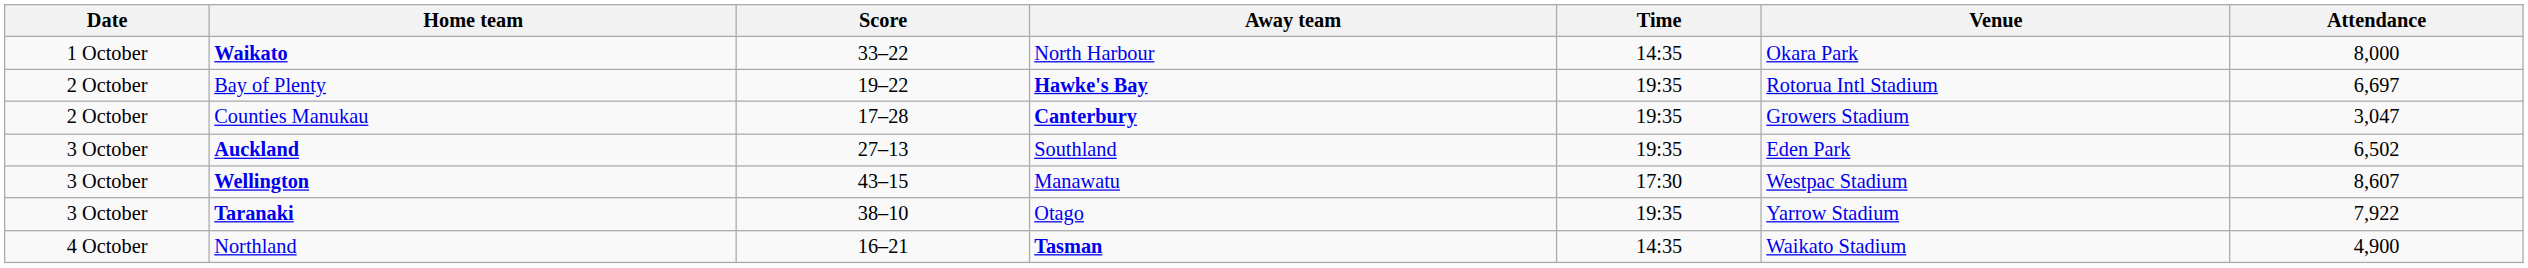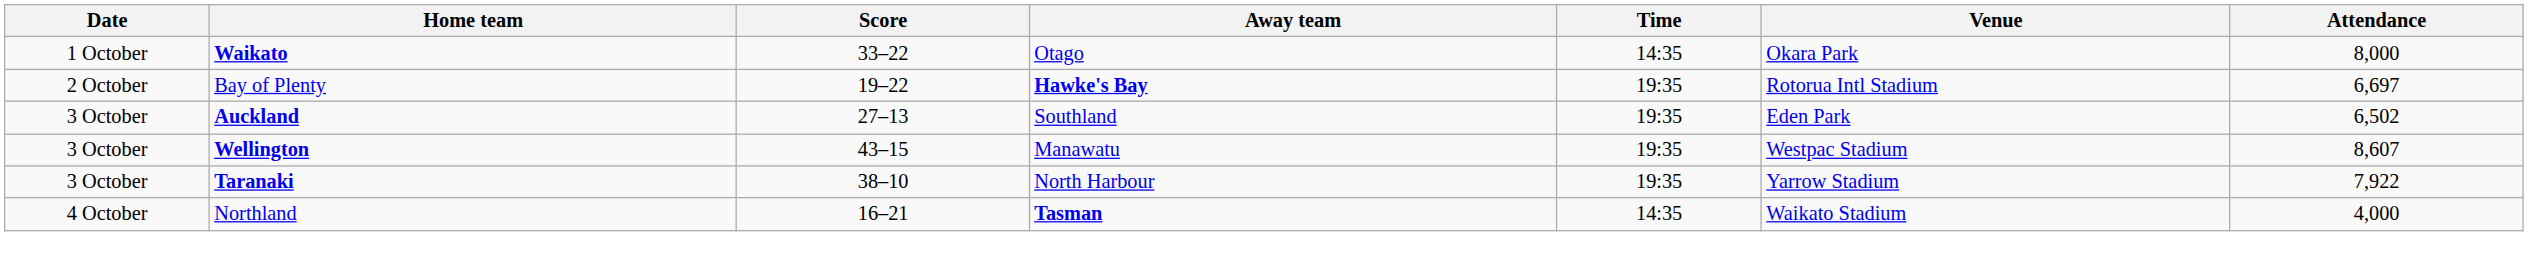(1094, 52) North Harbour -> (1059, 52) Otago
- row: (291, 117)
(1659, 181) 17:30 -> (1659, 149) 19:35
(1059, 213) Otago -> (1094, 181) North Harbour
(2377, 246) 4,900 -> (2377, 213) 4,000
